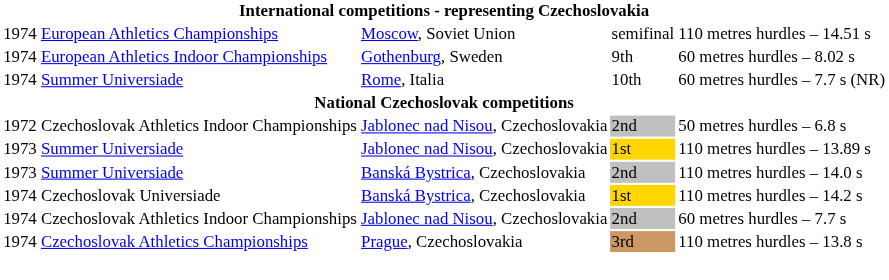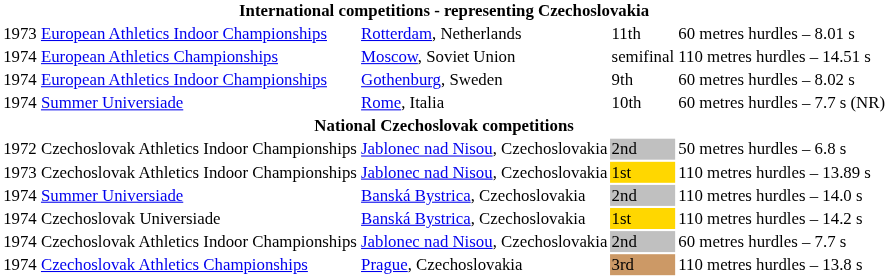+ row: (441, 33)
(112, 149) Summer Universiade -> (199, 172) Czechoslovak Athletics Indoor Championships
(20, 172) 1973 -> (20, 195) 1974
